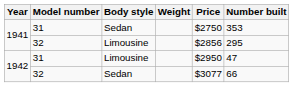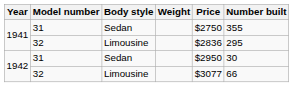(234, 27) 353 -> (234, 27) 355
(208, 43) $2856 -> (208, 43) $2836
(126, 58) Limousine -> (118, 58) Sedan
(232, 58) 47 -> (232, 58) 30
(118, 74) Sedan -> (126, 74) Limousine
